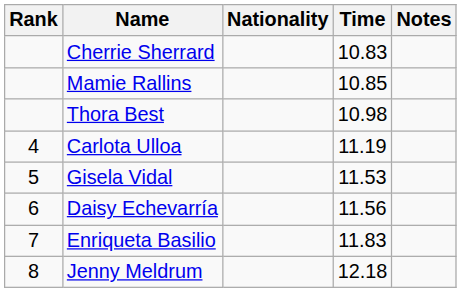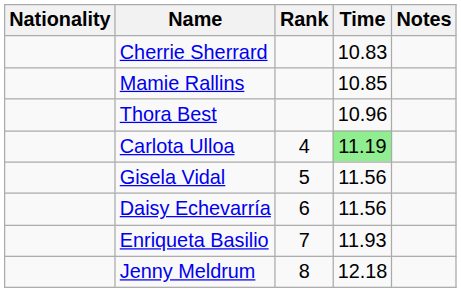columns swapped: (33, 20) <-> (278, 20)
(362, 114) 10.98 -> (362, 114) 10.96
(362, 146) no background -> (362, 146) lightgreen background
(362, 177) 11.53 -> (362, 177) 11.56
(362, 240) 11.83 -> (362, 240) 11.93
